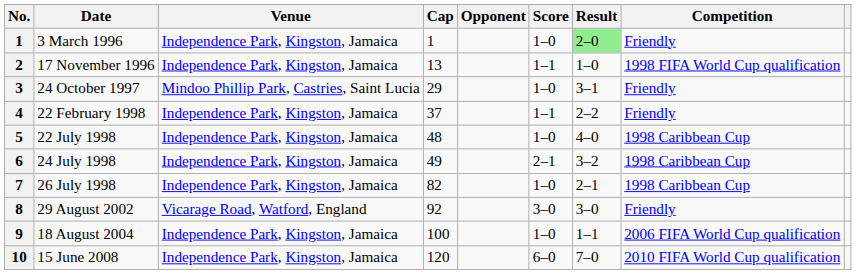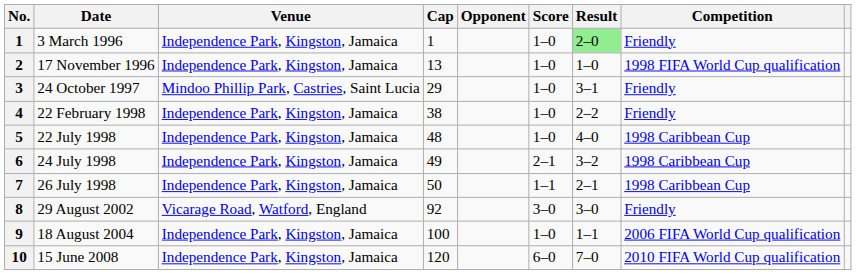(544, 64) 1–1 -> (544, 64) 1–0
(434, 112) 37 -> (434, 112) 38
(544, 112) 1–1 -> (544, 112) 1–0
(434, 185) 82 -> (434, 185) 50
(544, 185) 1–0 -> (544, 185) 1–1
